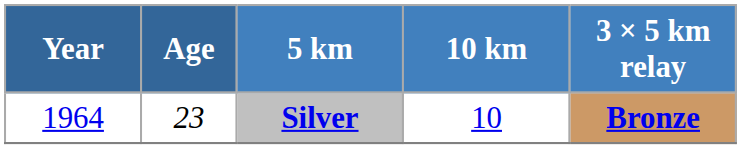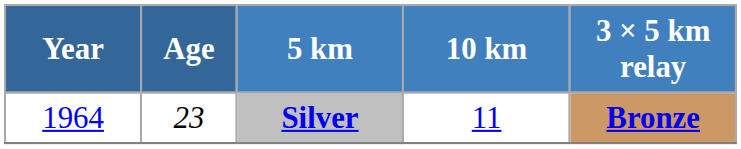(487, 117) 10 -> (487, 117) 11
